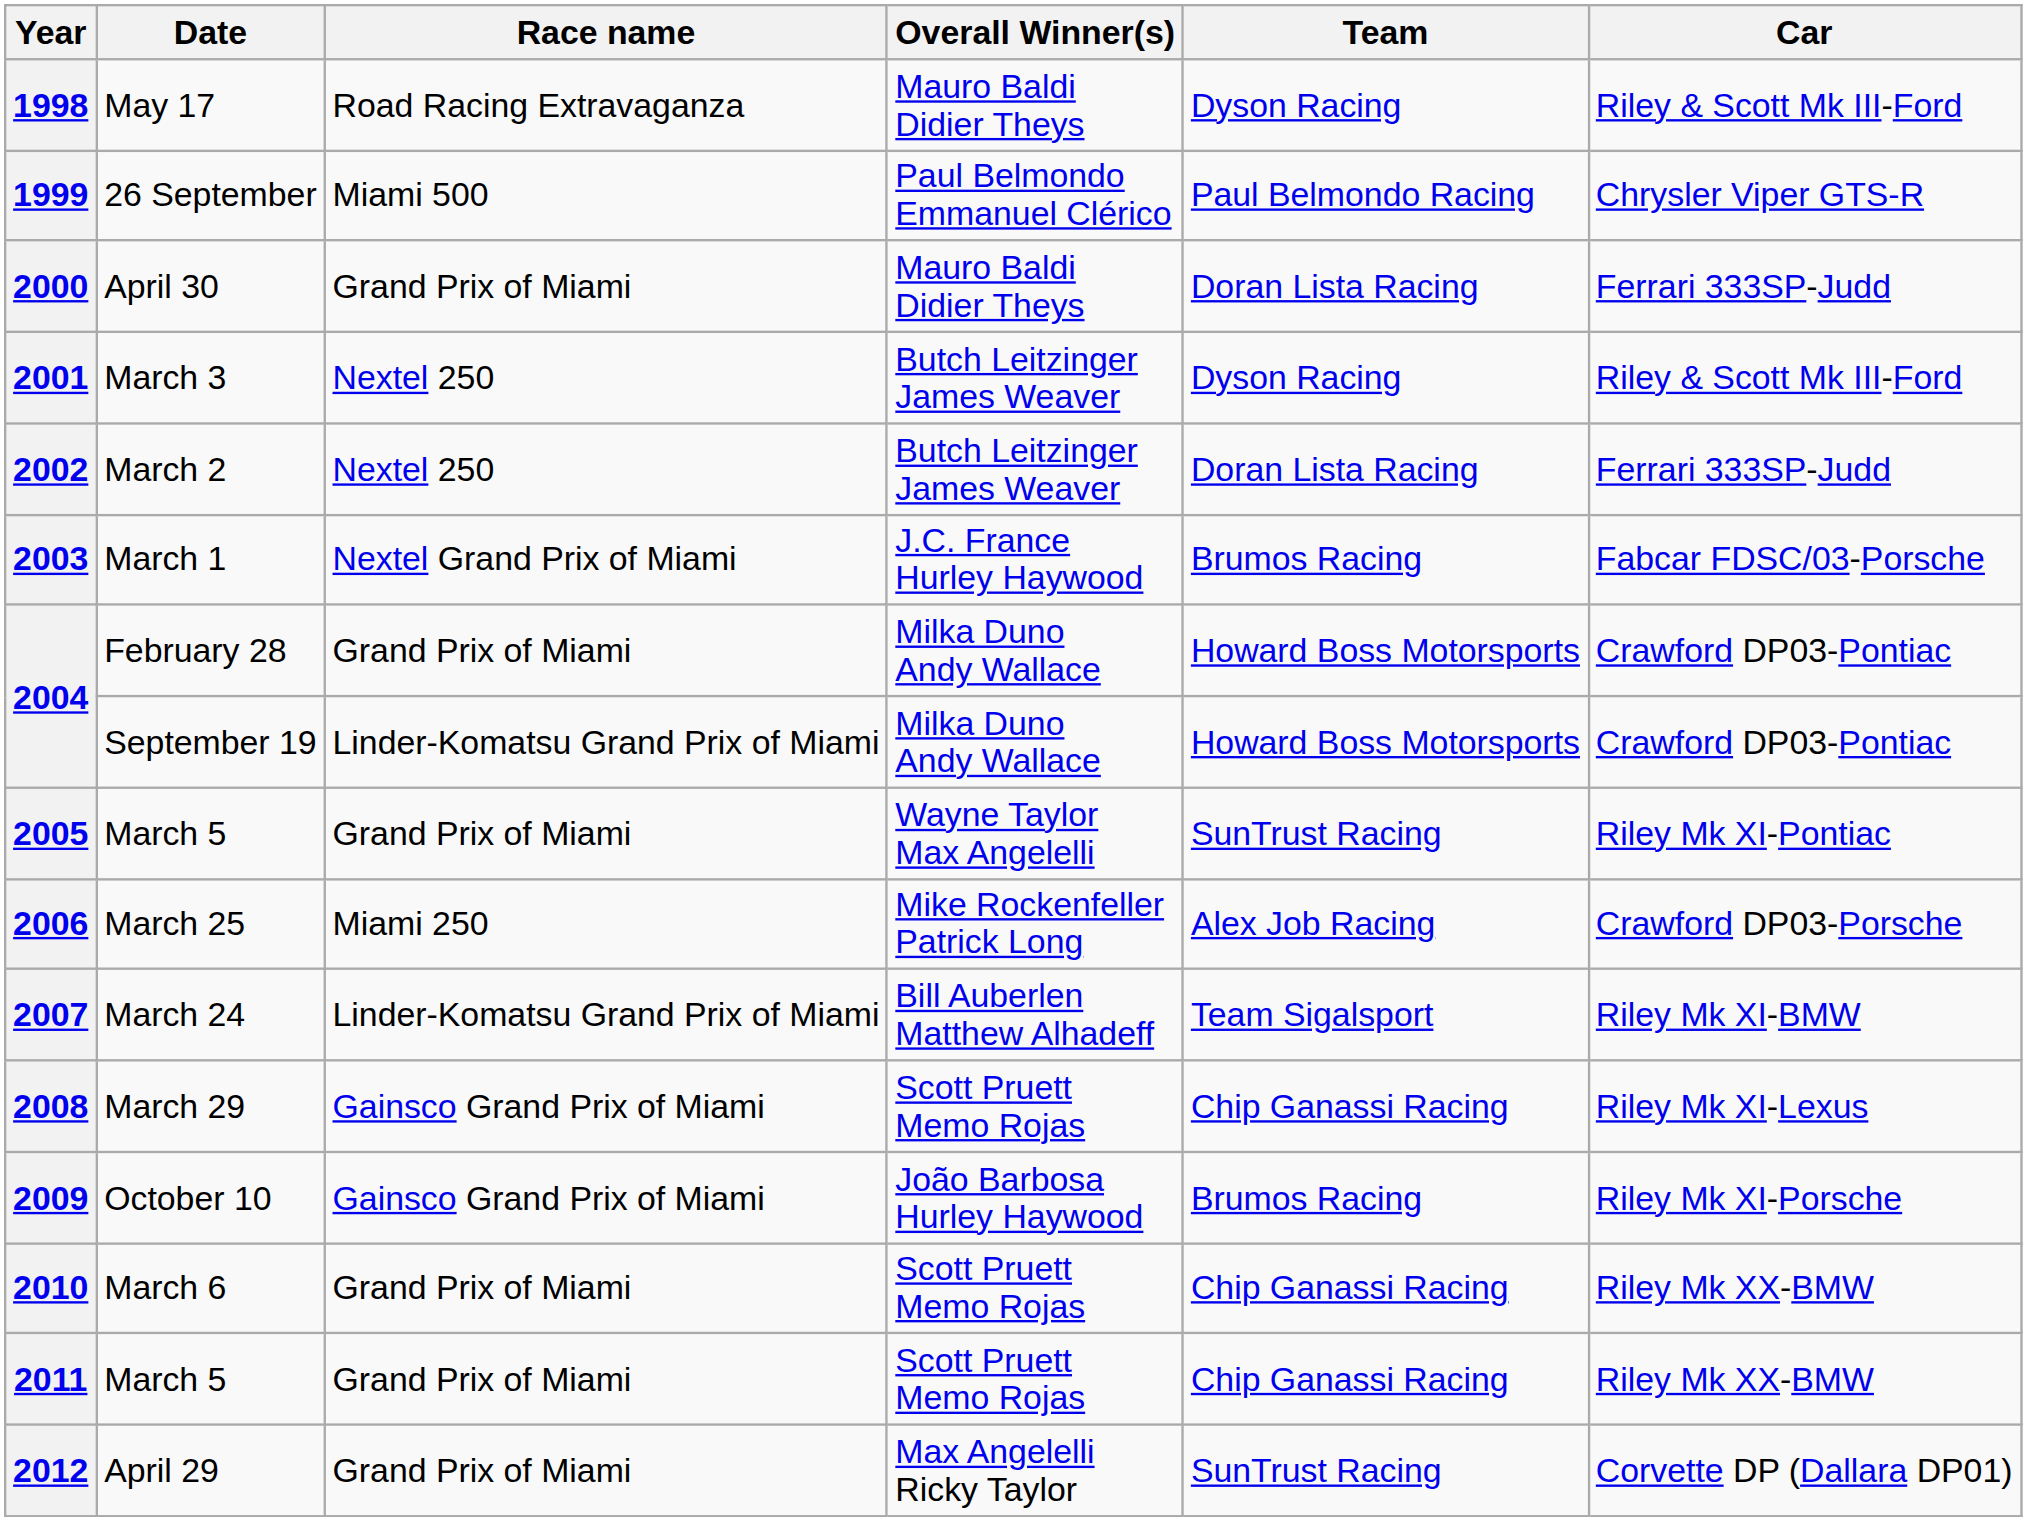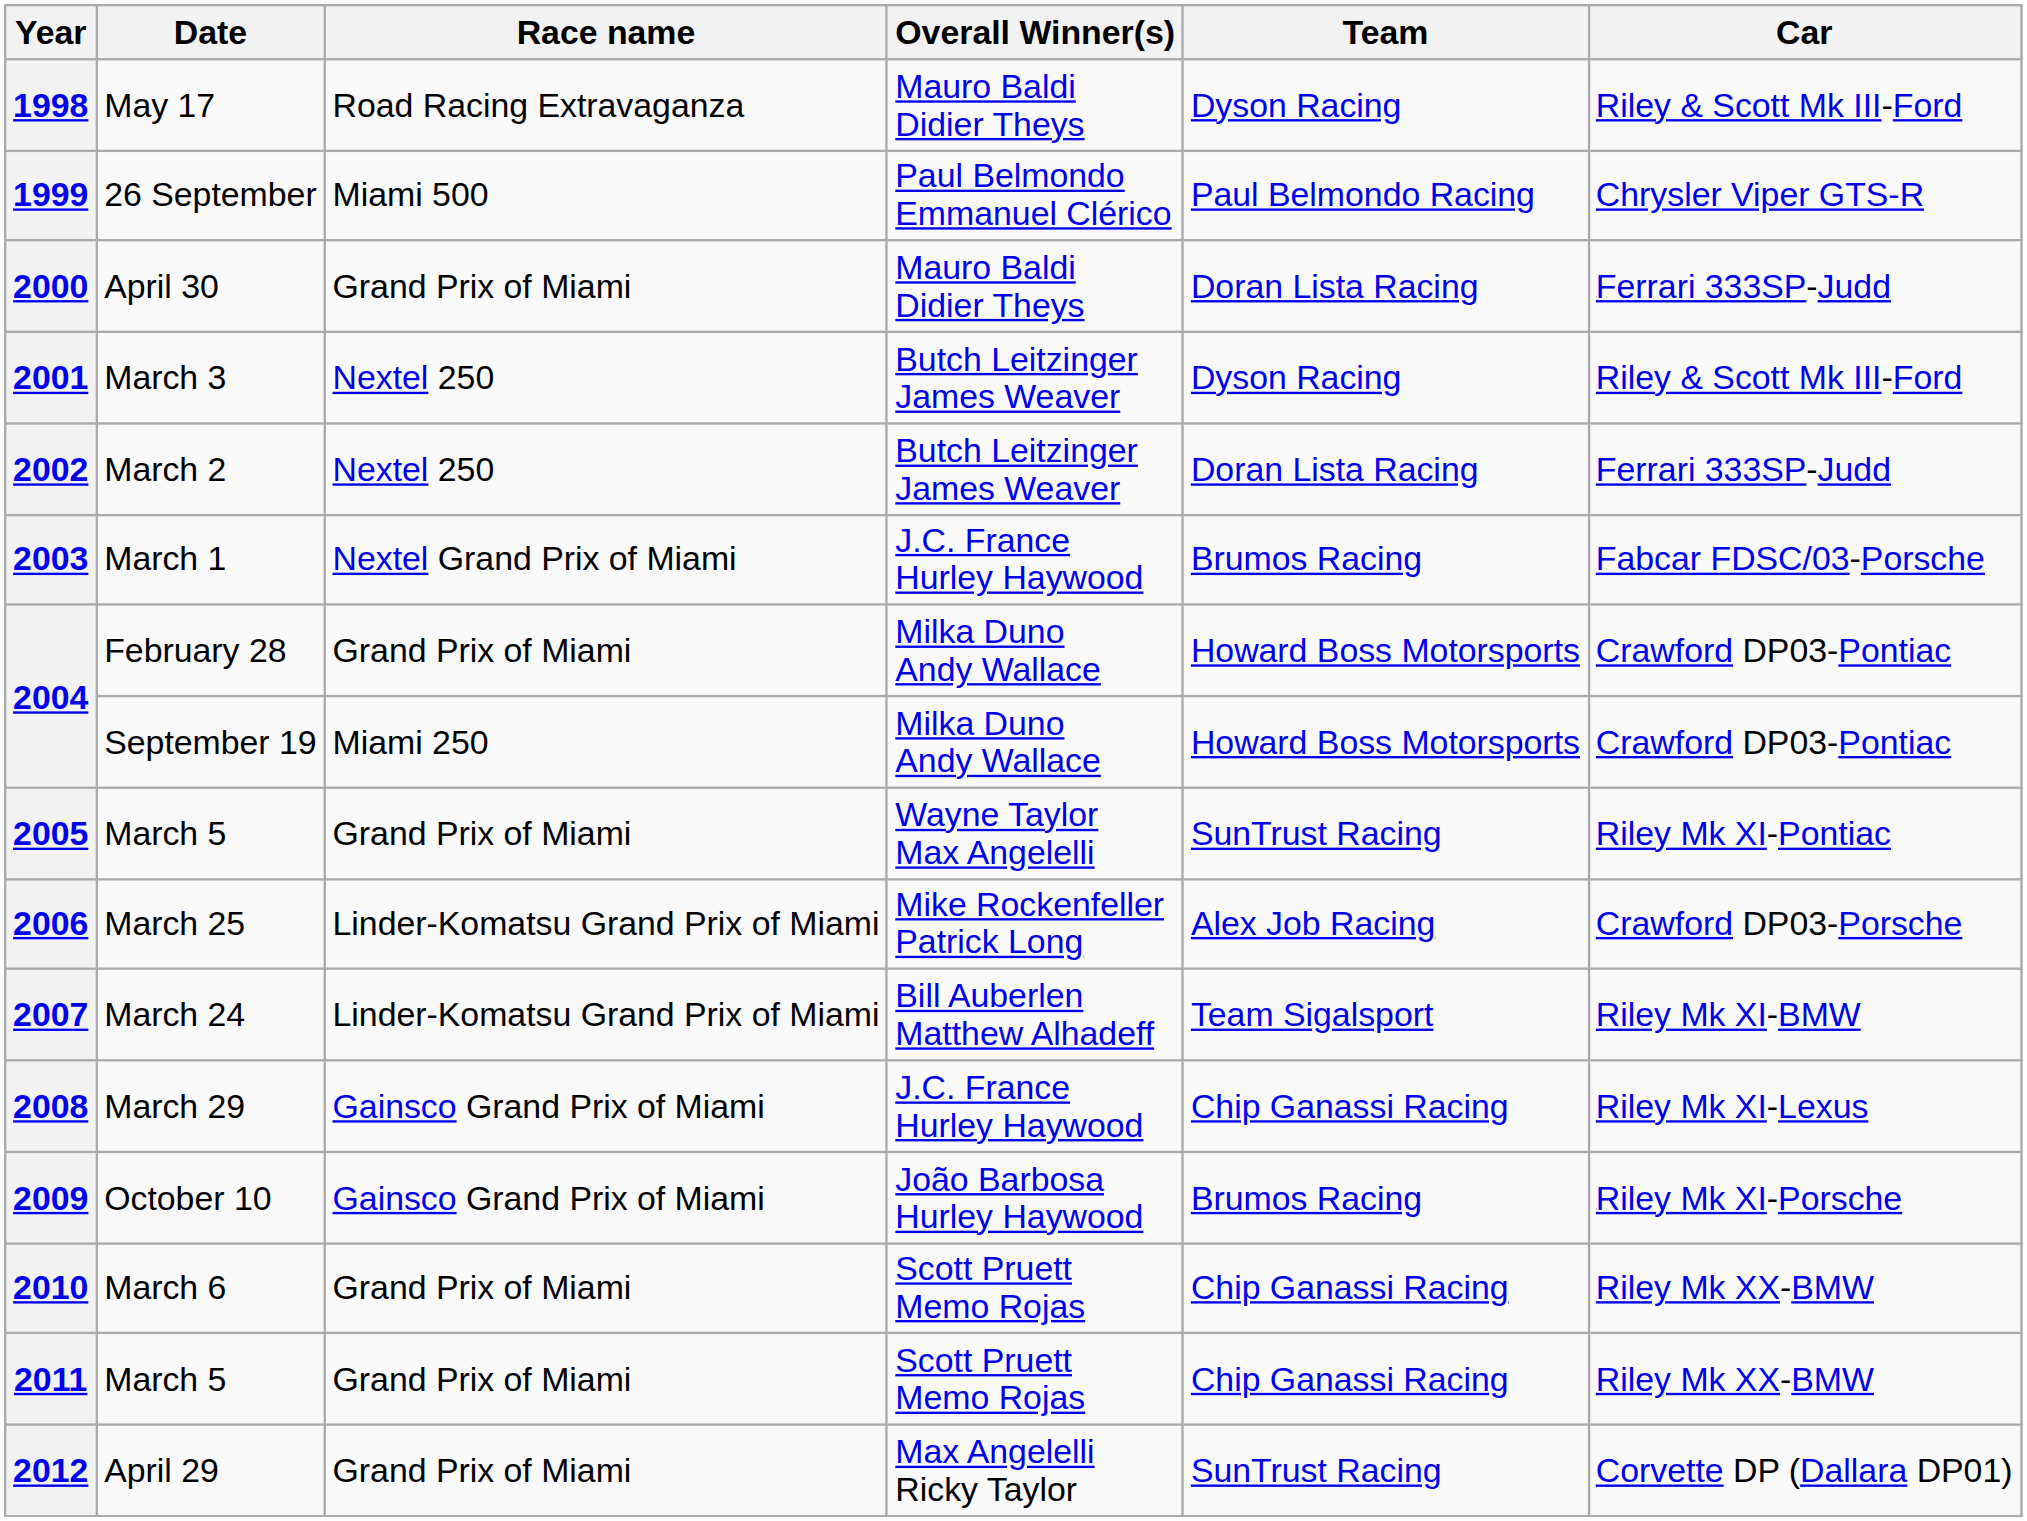(606, 742) Linder-Komatsu Grand Prix of Miami -> (411, 742) Miami 250
(411, 924) Miami 250 -> (606, 924) Linder-Komatsu Grand Prix of Miami
(990, 1106) Scott Pruett Memo Rojas -> (1019, 1106) J.C. France Hurley Haywood
